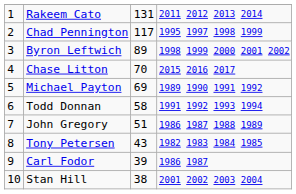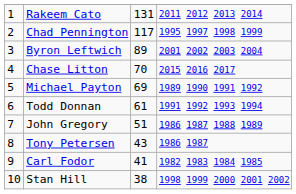(224, 51) 1998 1999 2000 2001 2002 -> (211, 51) 2001 2002 2003 2004
(140, 106) 58 -> (140, 106) 61
(211, 143) 1982 1983 1984 1985 -> (184, 143) 1986 1987
(140, 161) 39 -> (140, 161) 41
(184, 161) 1986 1987 -> (211, 161) 1982 1983 1984 1985
(211, 180) 2001 2002 2003 2004 -> (224, 180) 1998 1999 2000 2001 2002
